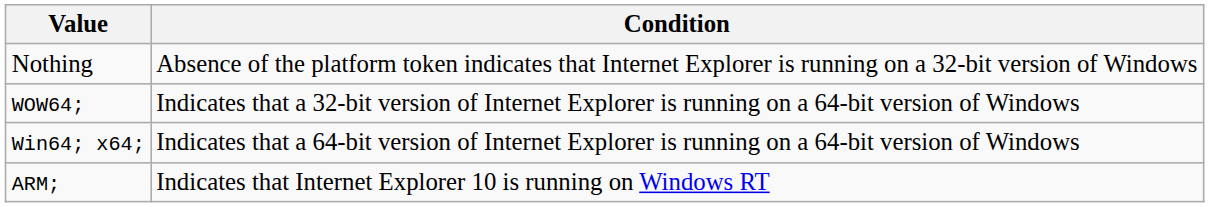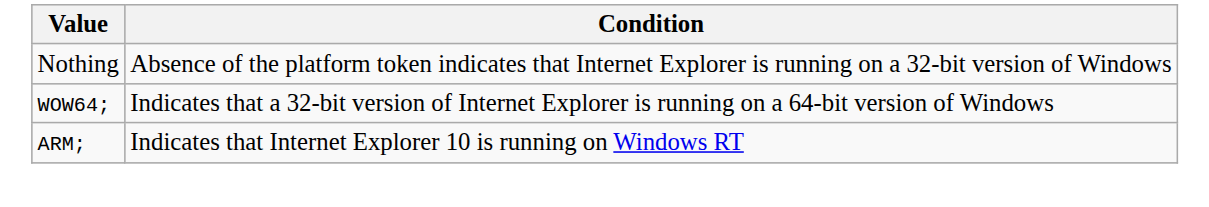- row: (78, 145)
